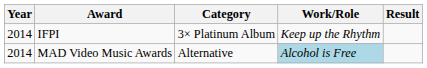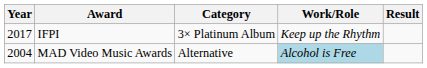(20, 33) 2014 -> (20, 33) 2017
(20, 53) 2014 -> (20, 53) 2004
